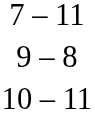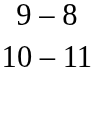- row: (47, 15)
